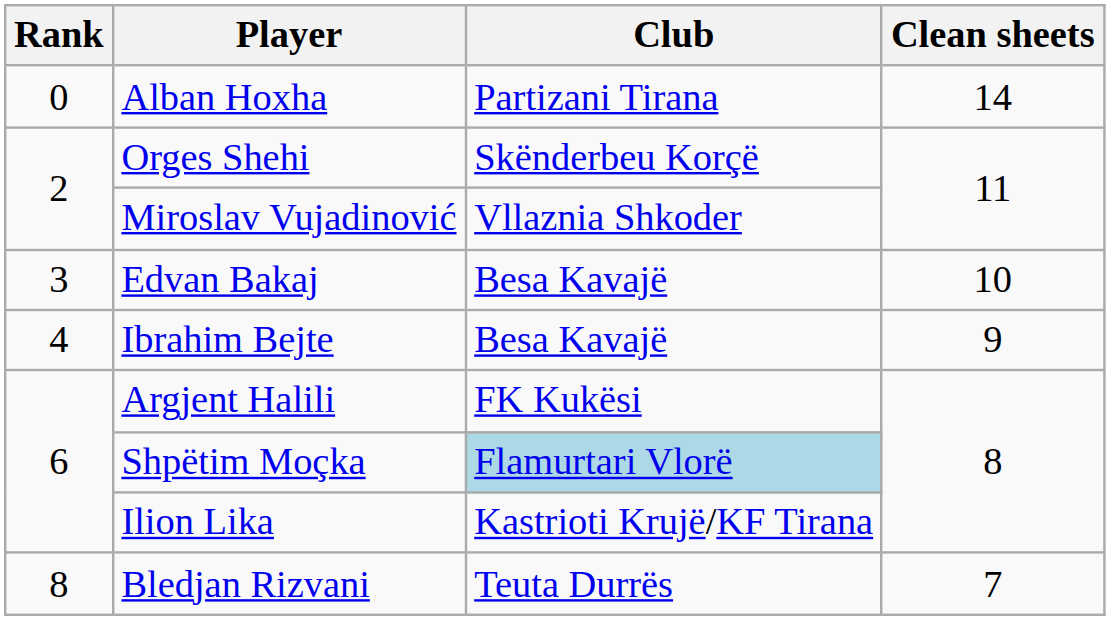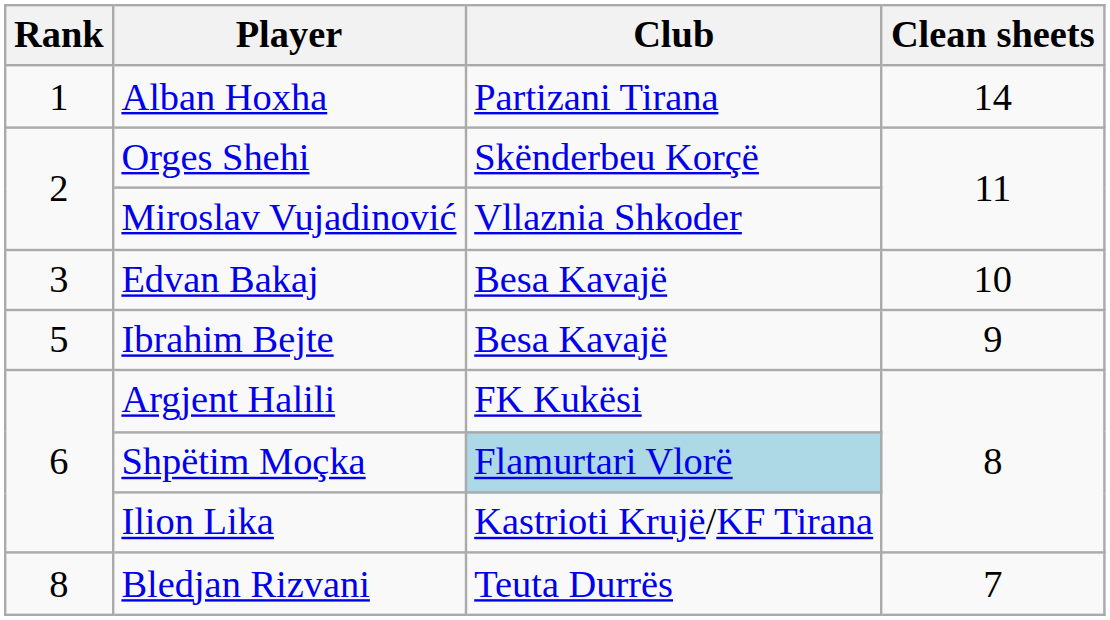(59, 95) 0 -> (59, 95) 1
(59, 339) 4 -> (59, 339) 5
